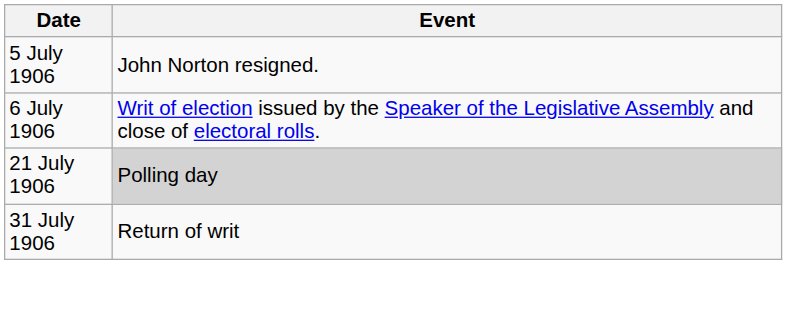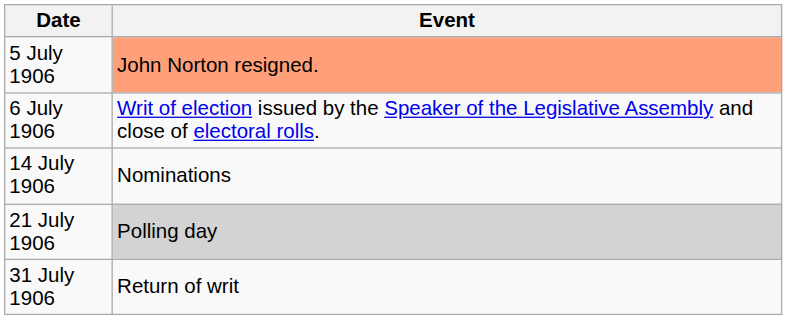(218, 64) no background -> (218, 64) lightsalmon background
+ row: (42, 175)
